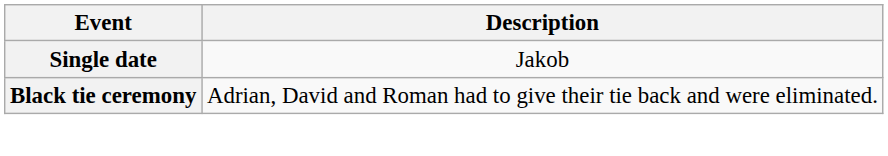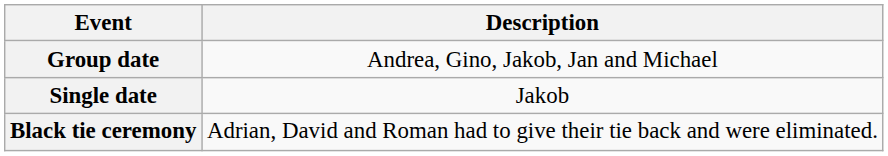+ row: (103, 58)
